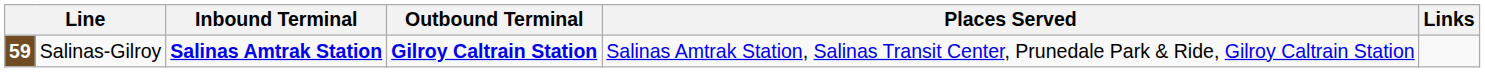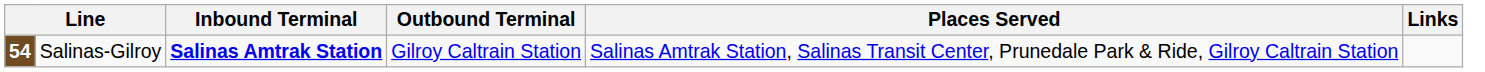(20, 50) 59 -> (20, 50) 54
(494, 50) bold -> (486, 50) normal
